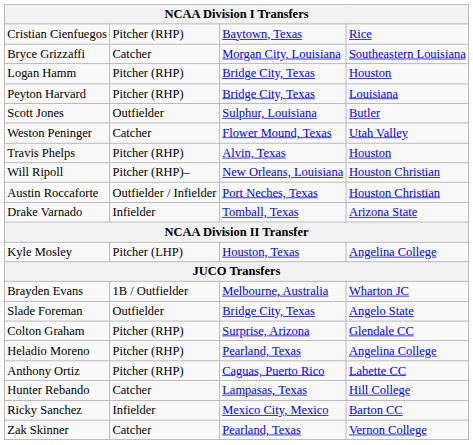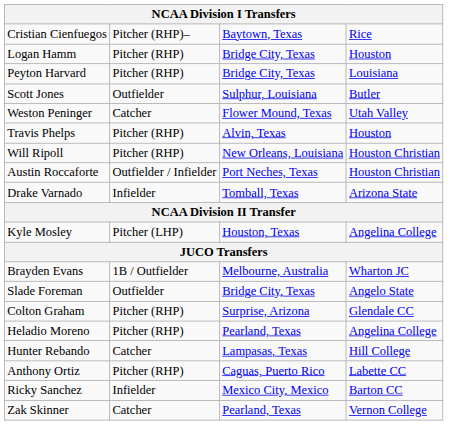(148, 34) Pitcher (RHP) -> (151, 34) Pitcher (RHP)–
- row: (46, 53)
(151, 172) Pitcher (RHP)– -> (148, 152) Pitcher (RHP)
rows swapped: (43, 370) <-> (48, 390)
